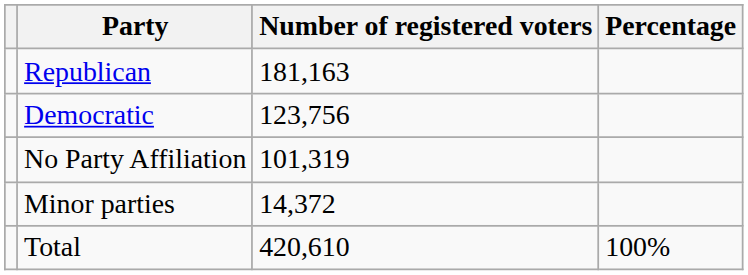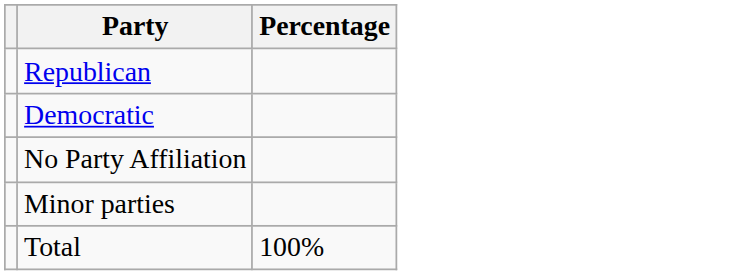- column: (426, 26)
